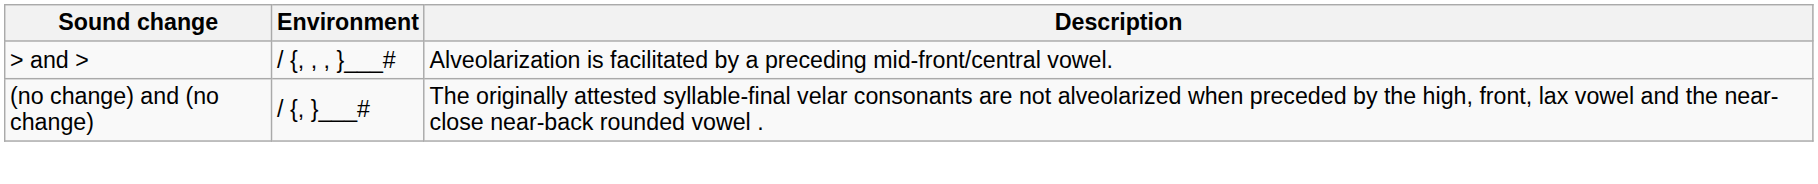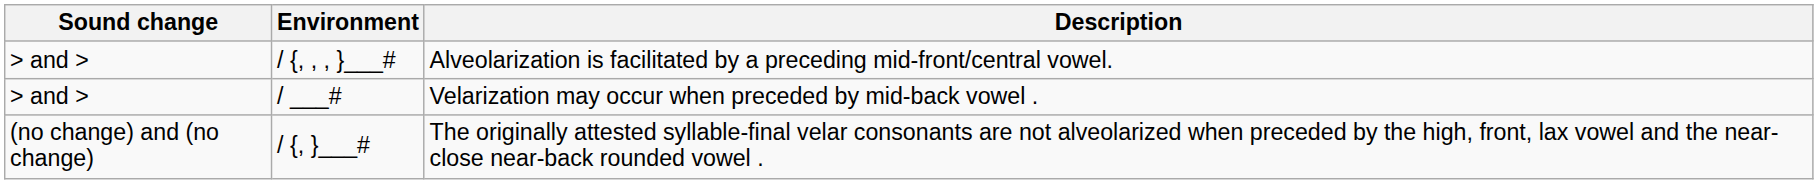+ row: (734, 96)
